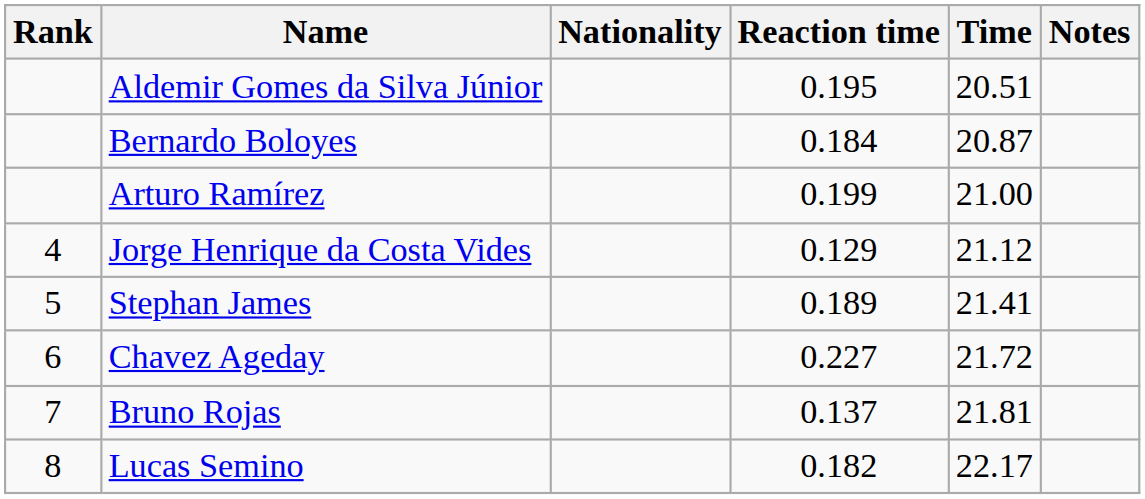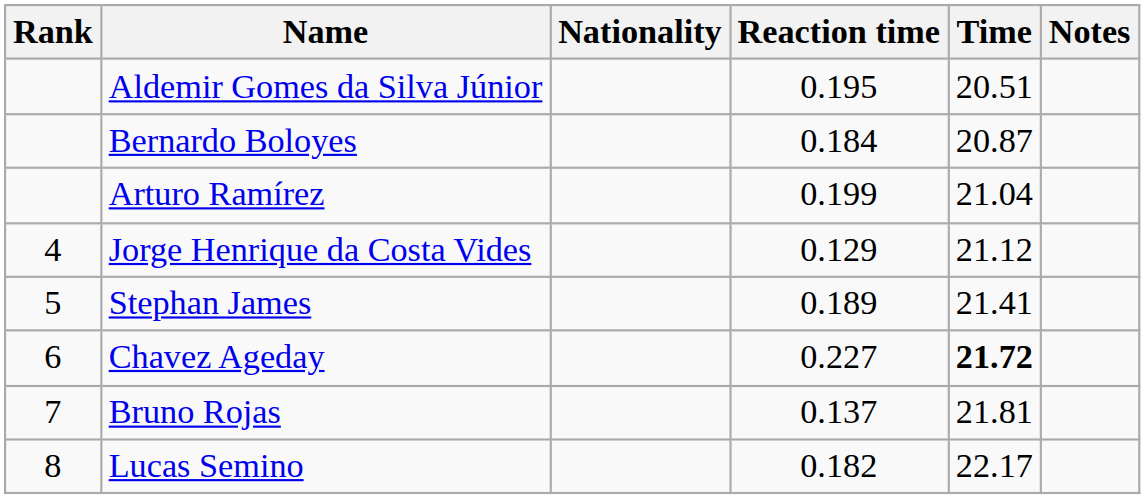(994, 194) 21.00 -> (994, 194) 21.04
(994, 357) normal -> (994, 357) bold
